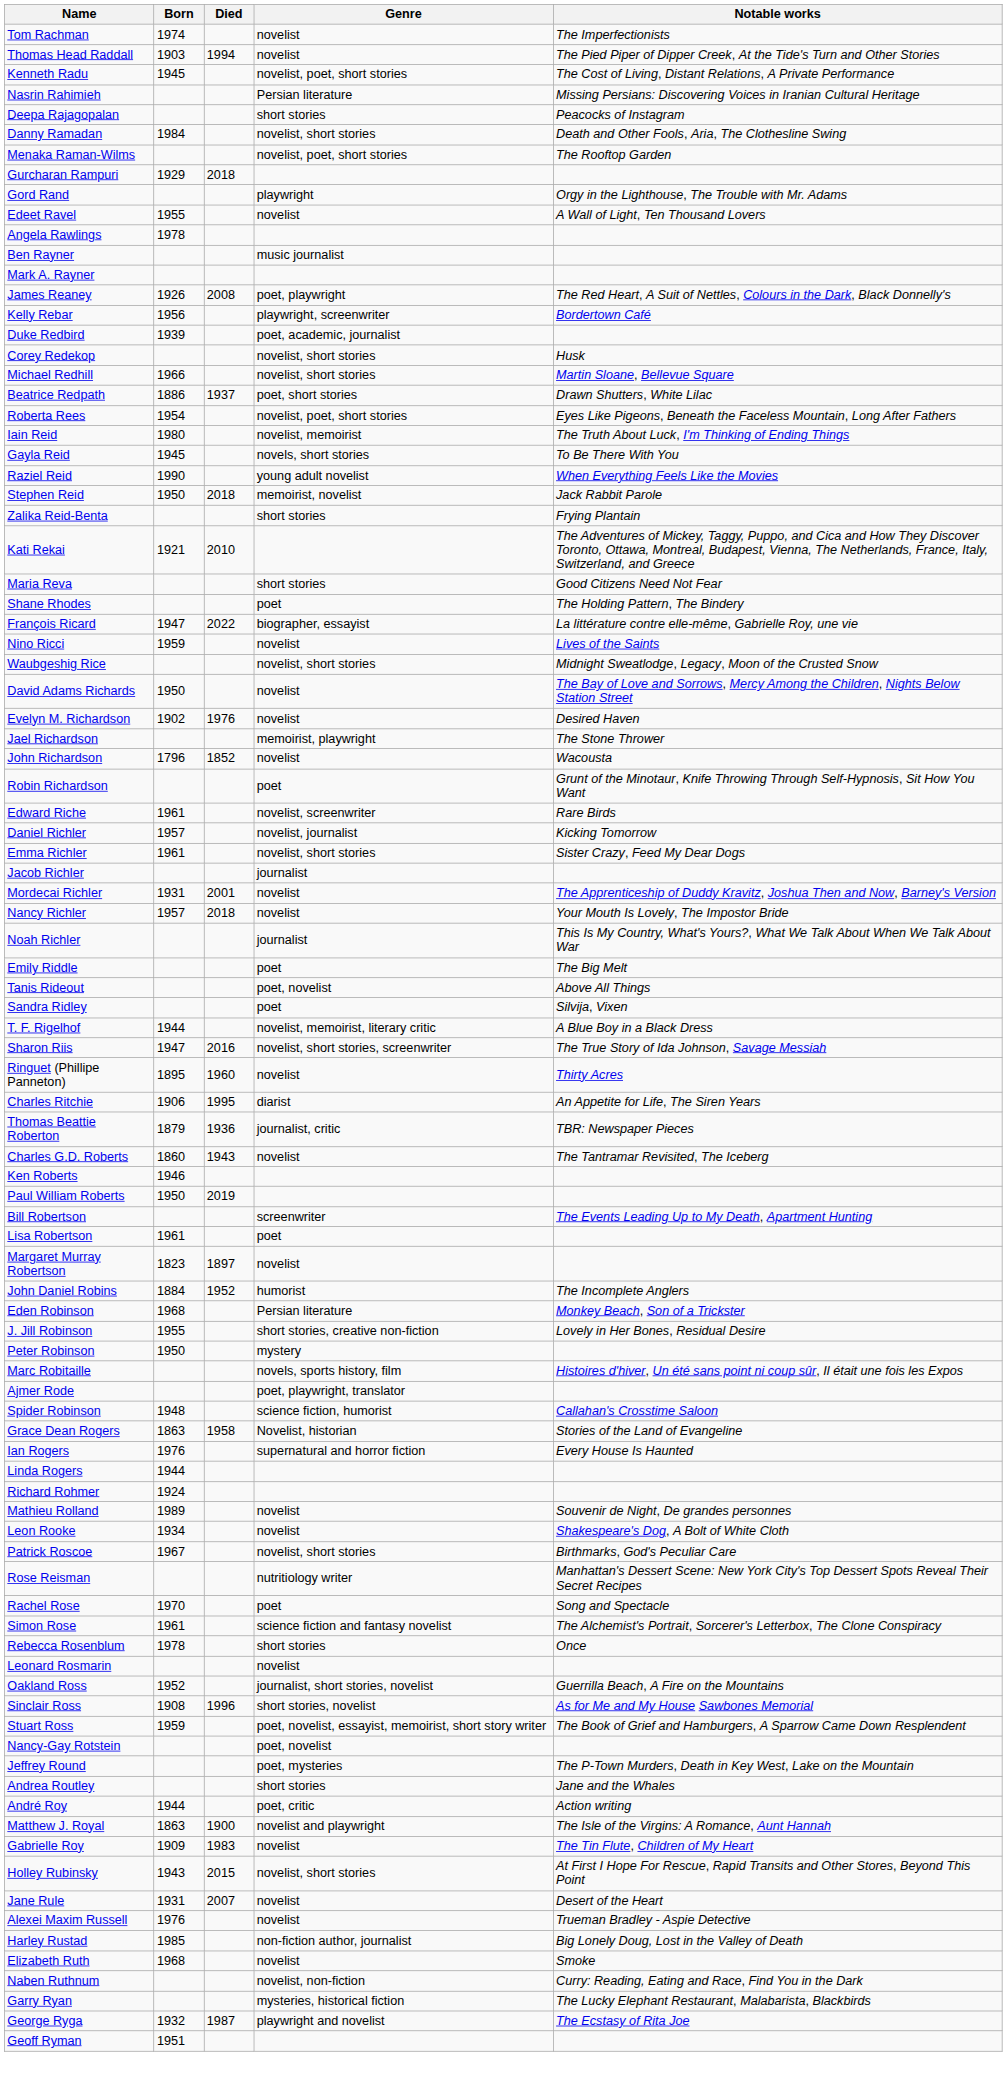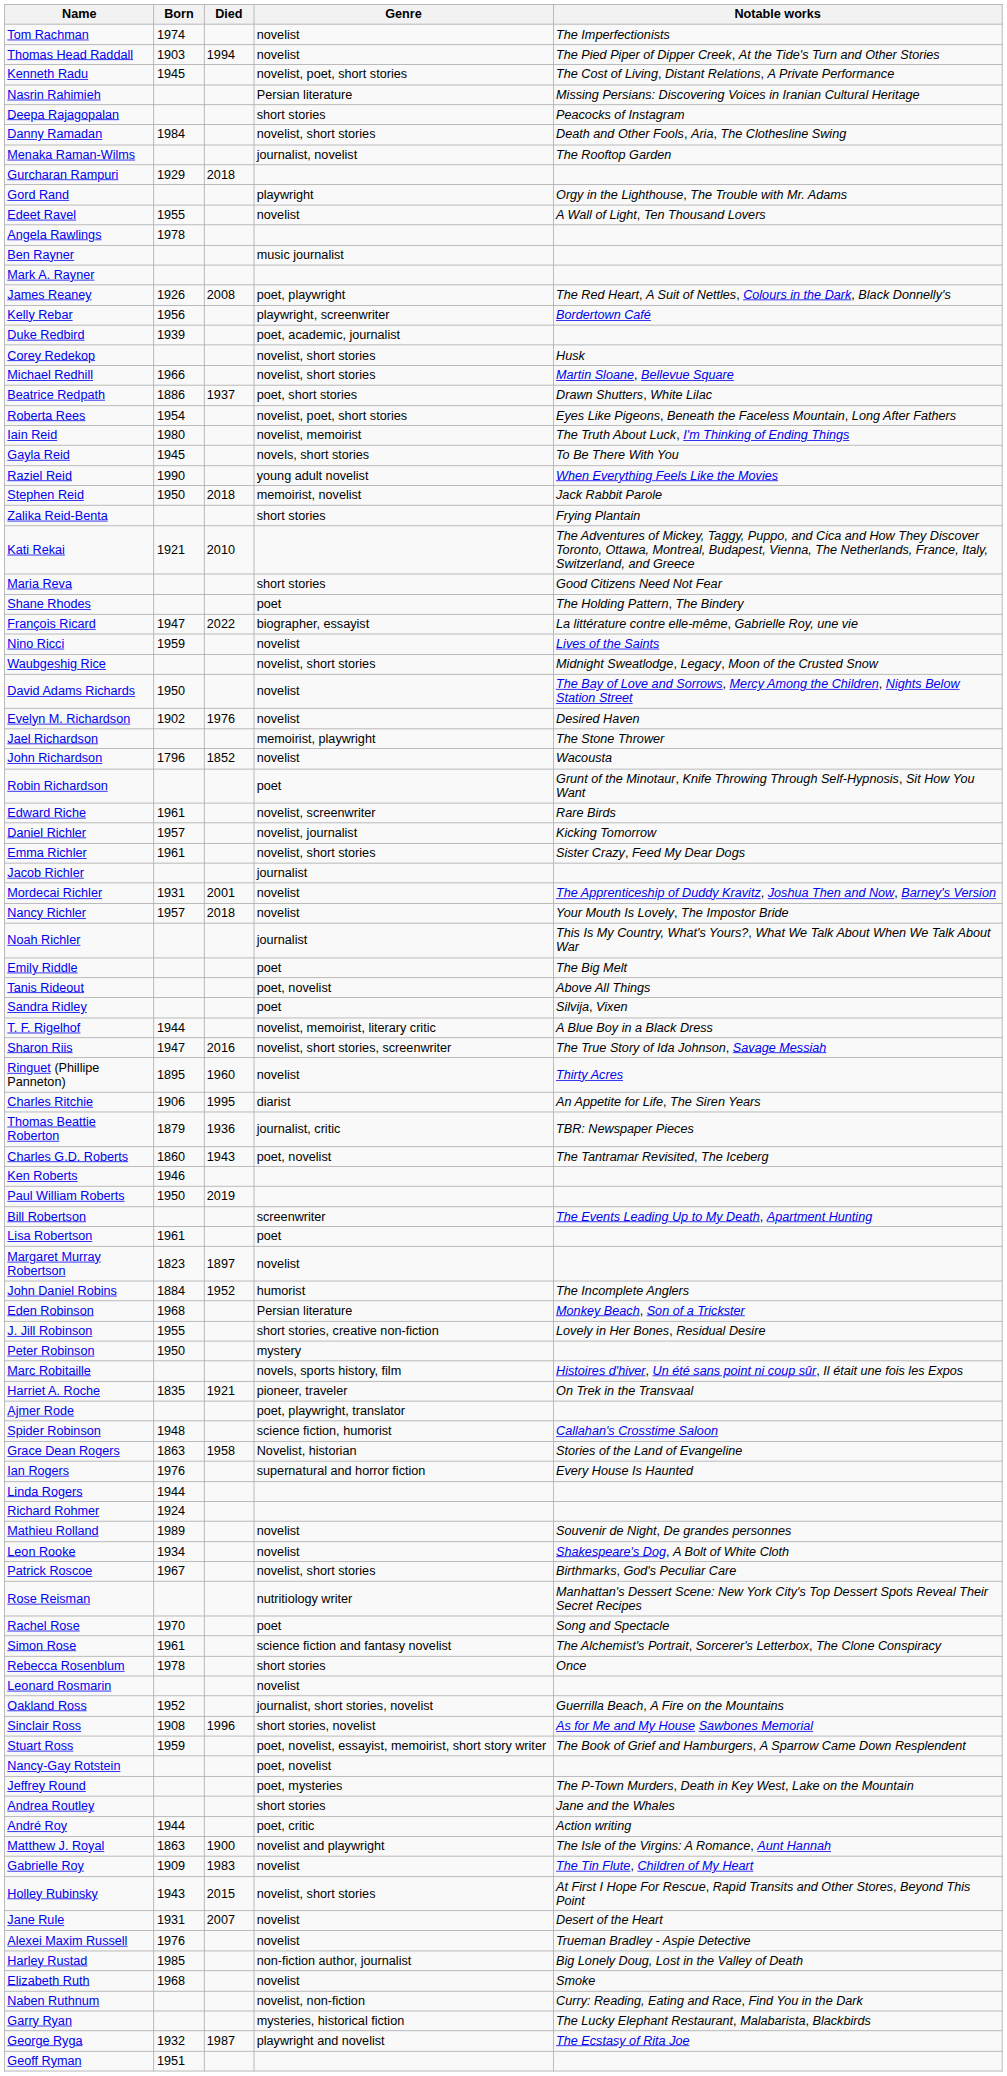(332, 154) novelist, poet, short stories -> (307, 154) journalist, novelist
(278, 1156) novelist -> (294, 1156) poet, novelist
+ row: (54, 1391)
